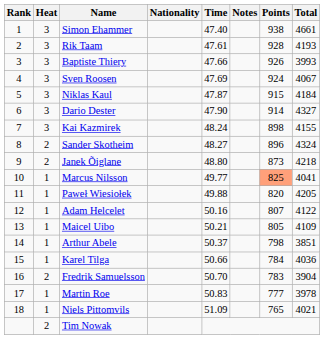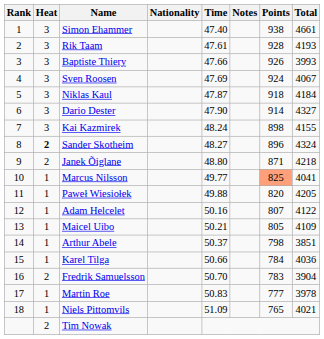(276, 95) 915 -> (276, 95) 918
(46, 144) normal -> (46, 144) bold
(276, 161) 873 -> (276, 161) 871
